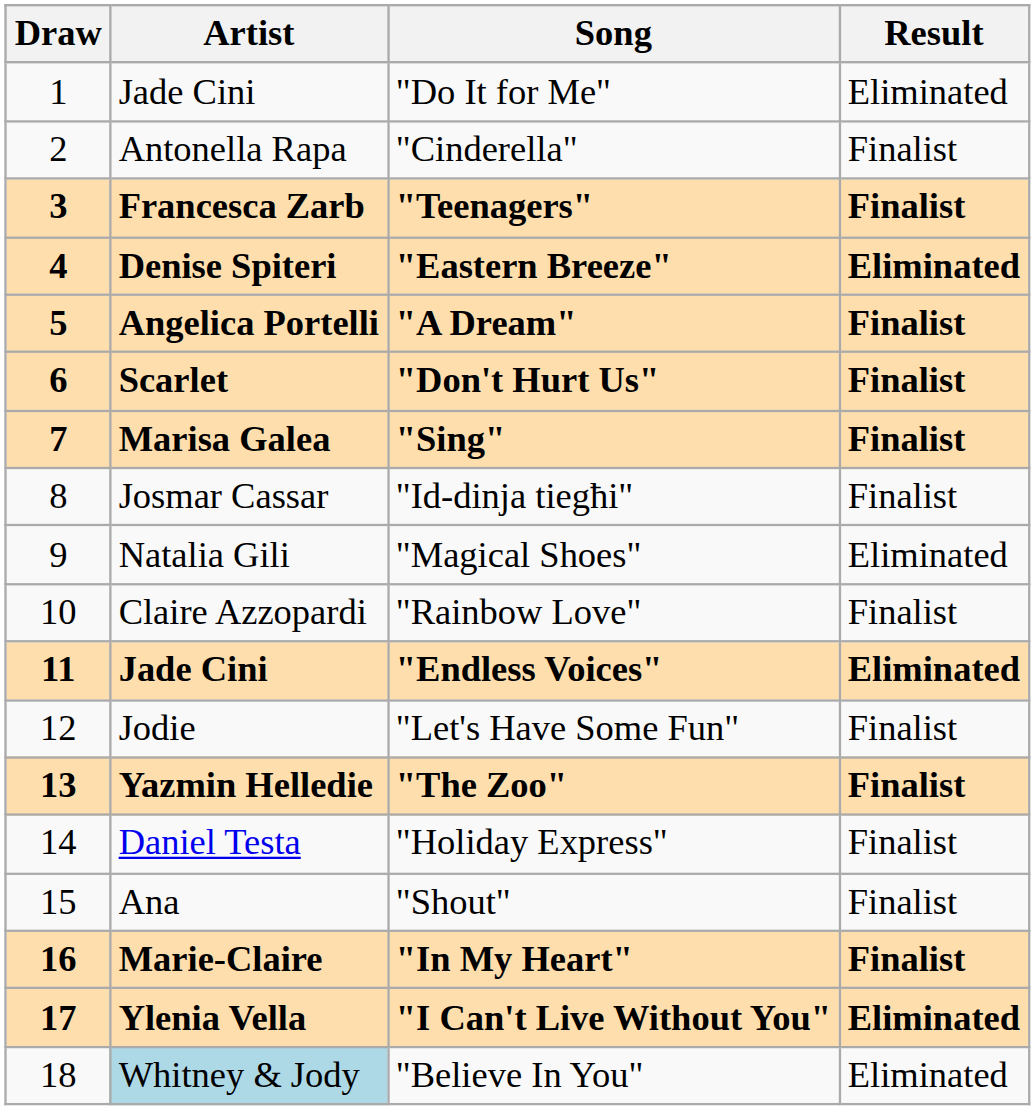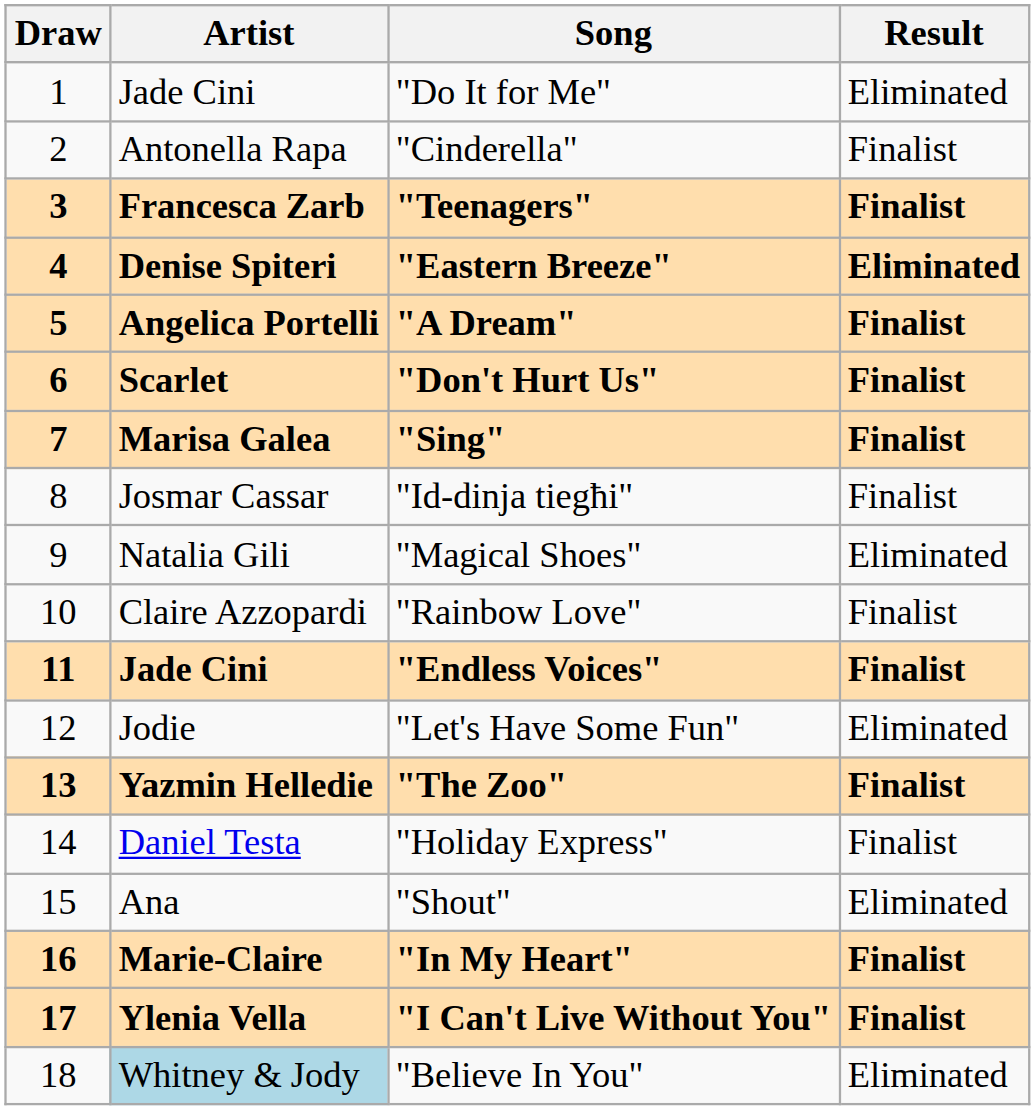(934, 669) Eliminated -> (907, 669) Finalist
(902, 727) Finalist -> (928, 727) Eliminated
(902, 901) Finalist -> (928, 901) Eliminated
(934, 1016) Eliminated -> (907, 1016) Finalist
